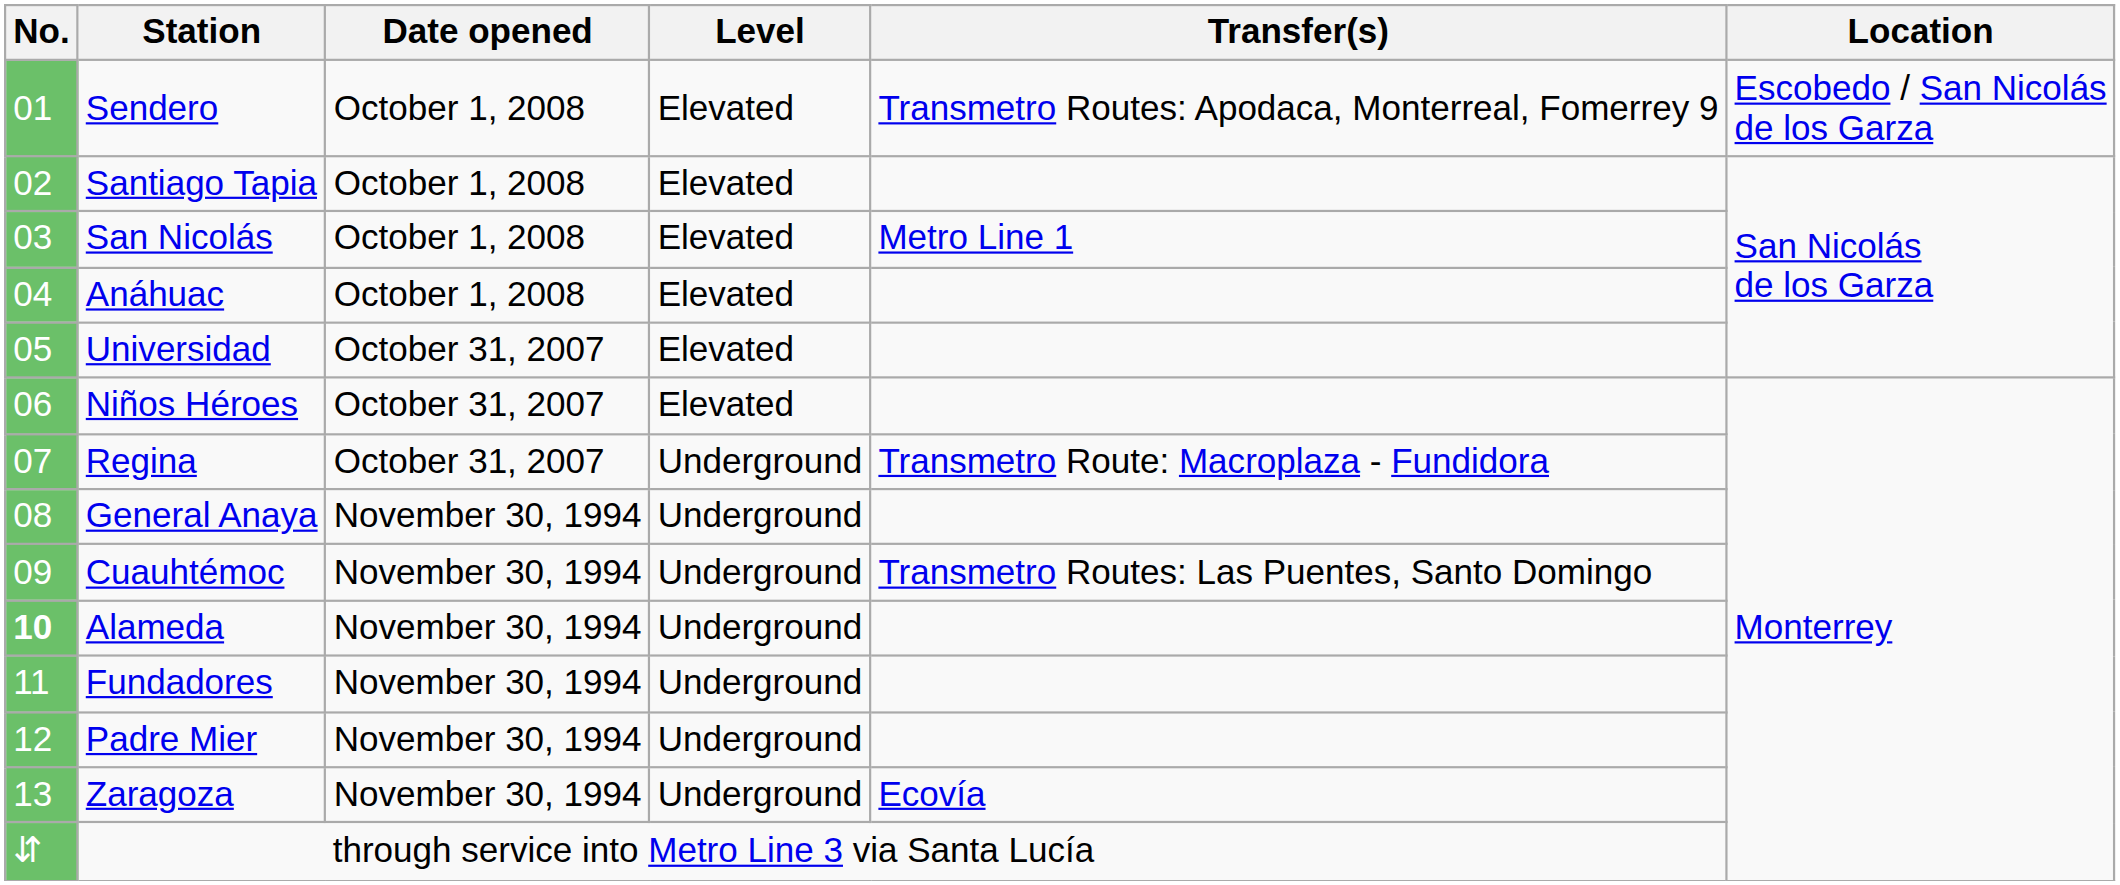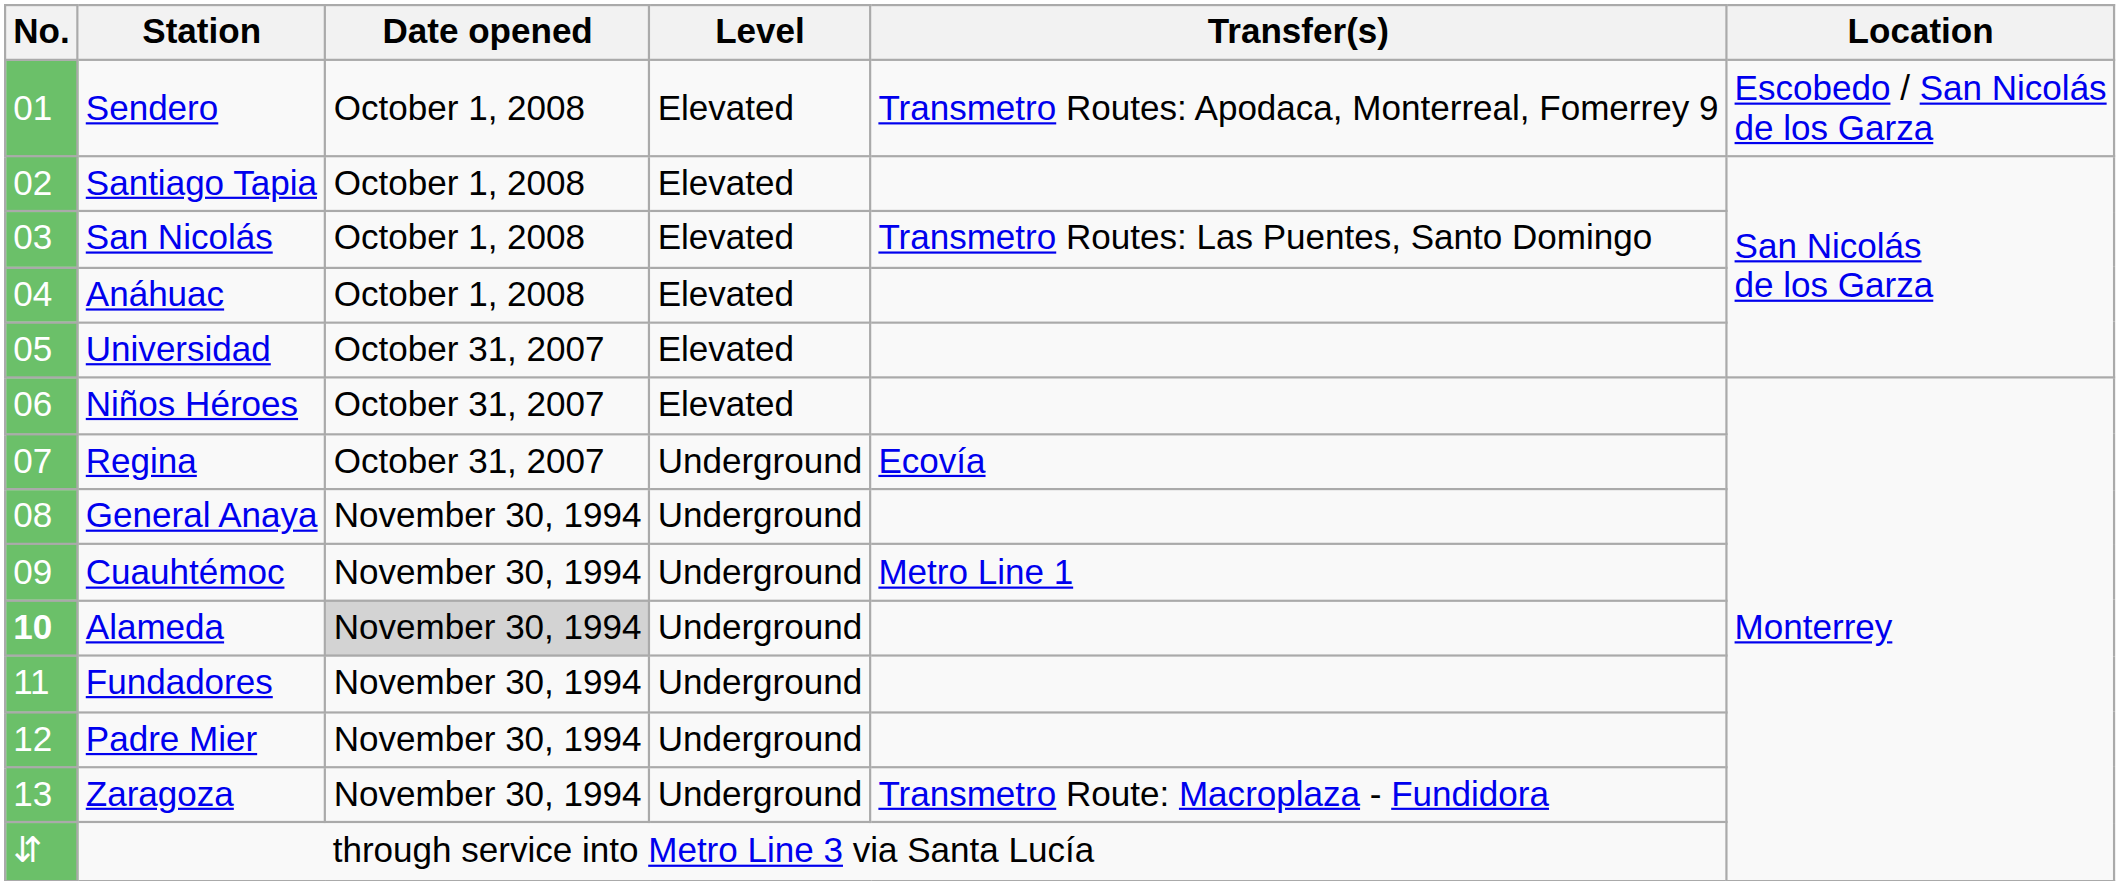(976, 238) Metro Line 1 -> (1265, 238) Transmetro Routes: Las Puentes, Santo Domingo
(1214, 460) Transmetro Route: Macroplaza - Fundidora -> (932, 460) Ecovía
(1265, 571) Transmetro Routes: Las Puentes, Santo Domingo -> (976, 571) Metro Line 1
(488, 627) no background -> (488, 627) lightgrey background
(932, 794) Ecovía -> (1214, 794) Transmetro Route: Macroplaza - Fundidora
